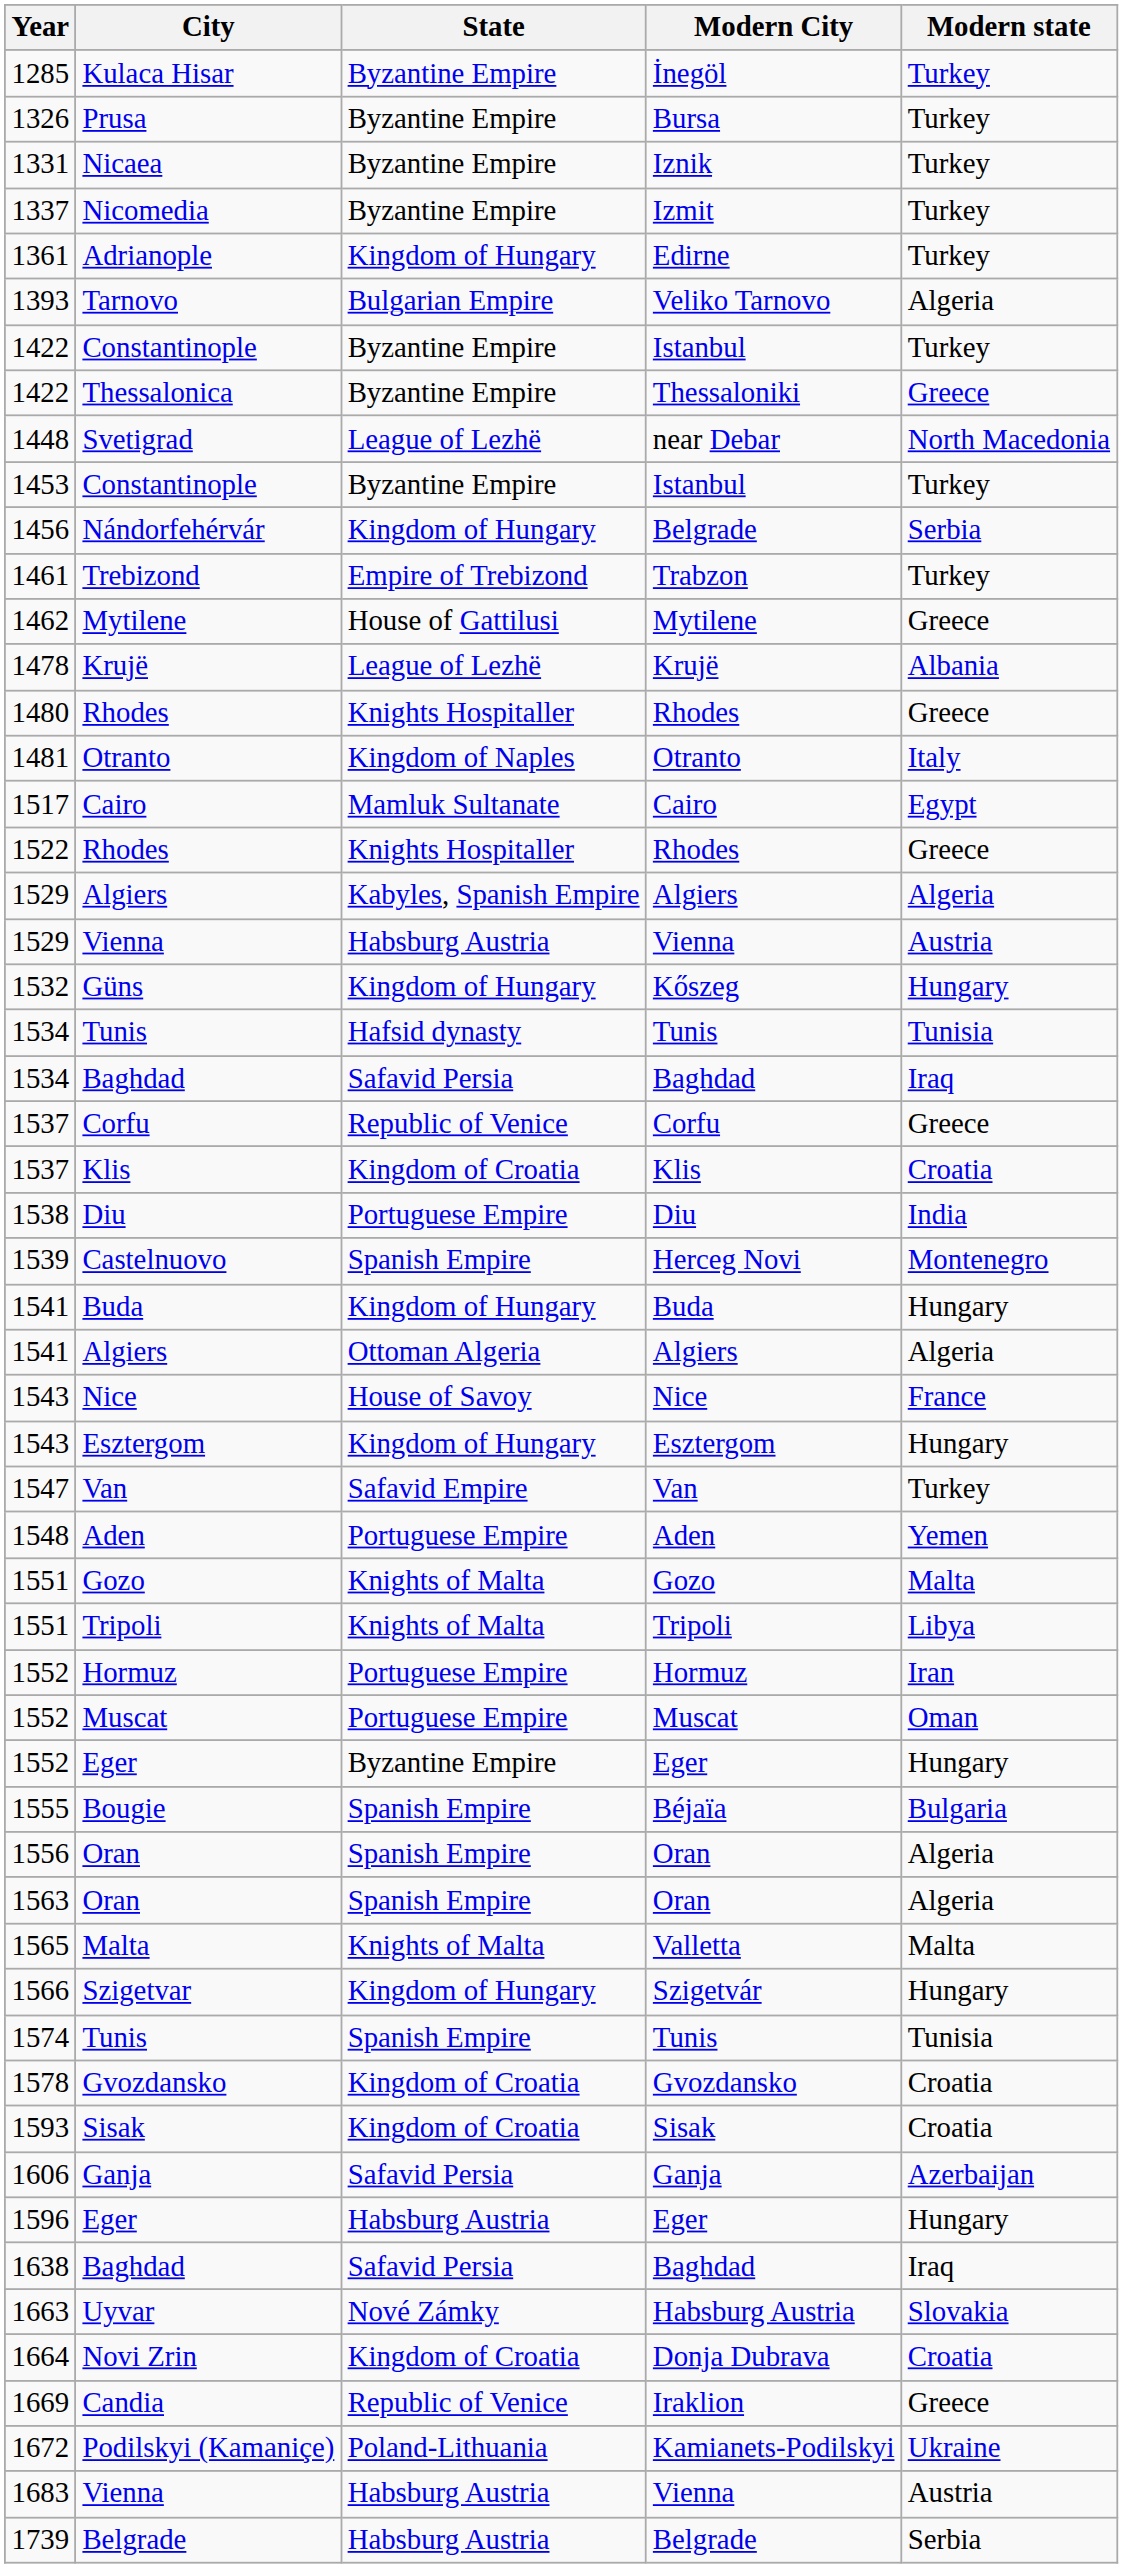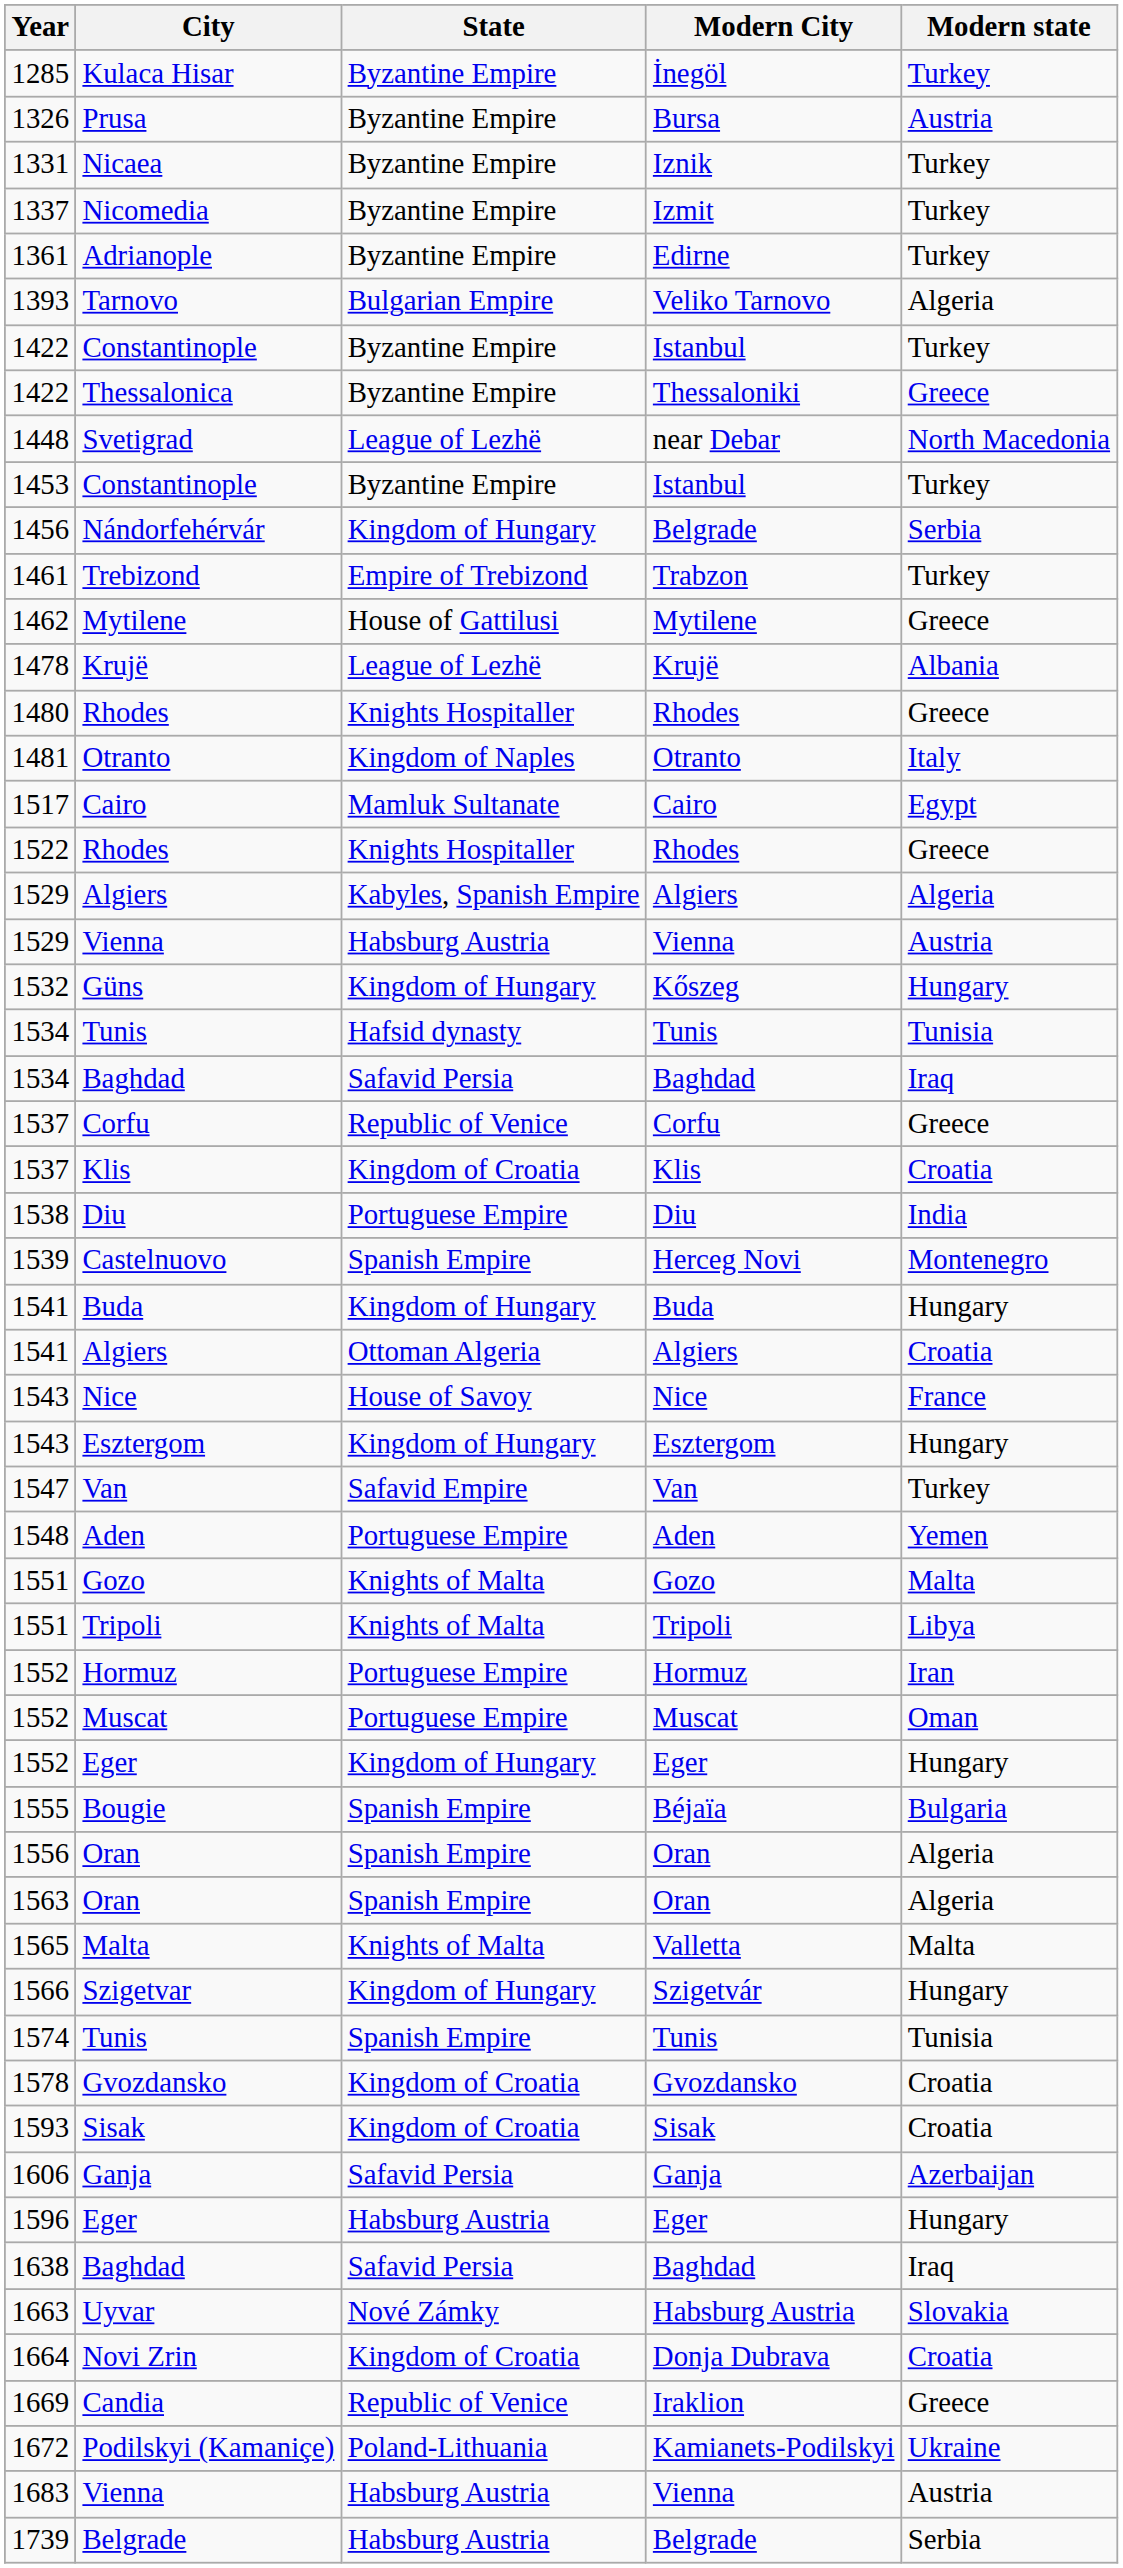(949, 118) Turkey -> (950, 118) Austria
(472, 255) Kingdom of Hungary -> (452, 255) Byzantine Empire
(951, 1351) Algeria -> (950, 1351) Croatia
(452, 1762) Byzantine Empire -> (472, 1762) Kingdom of Hungary
